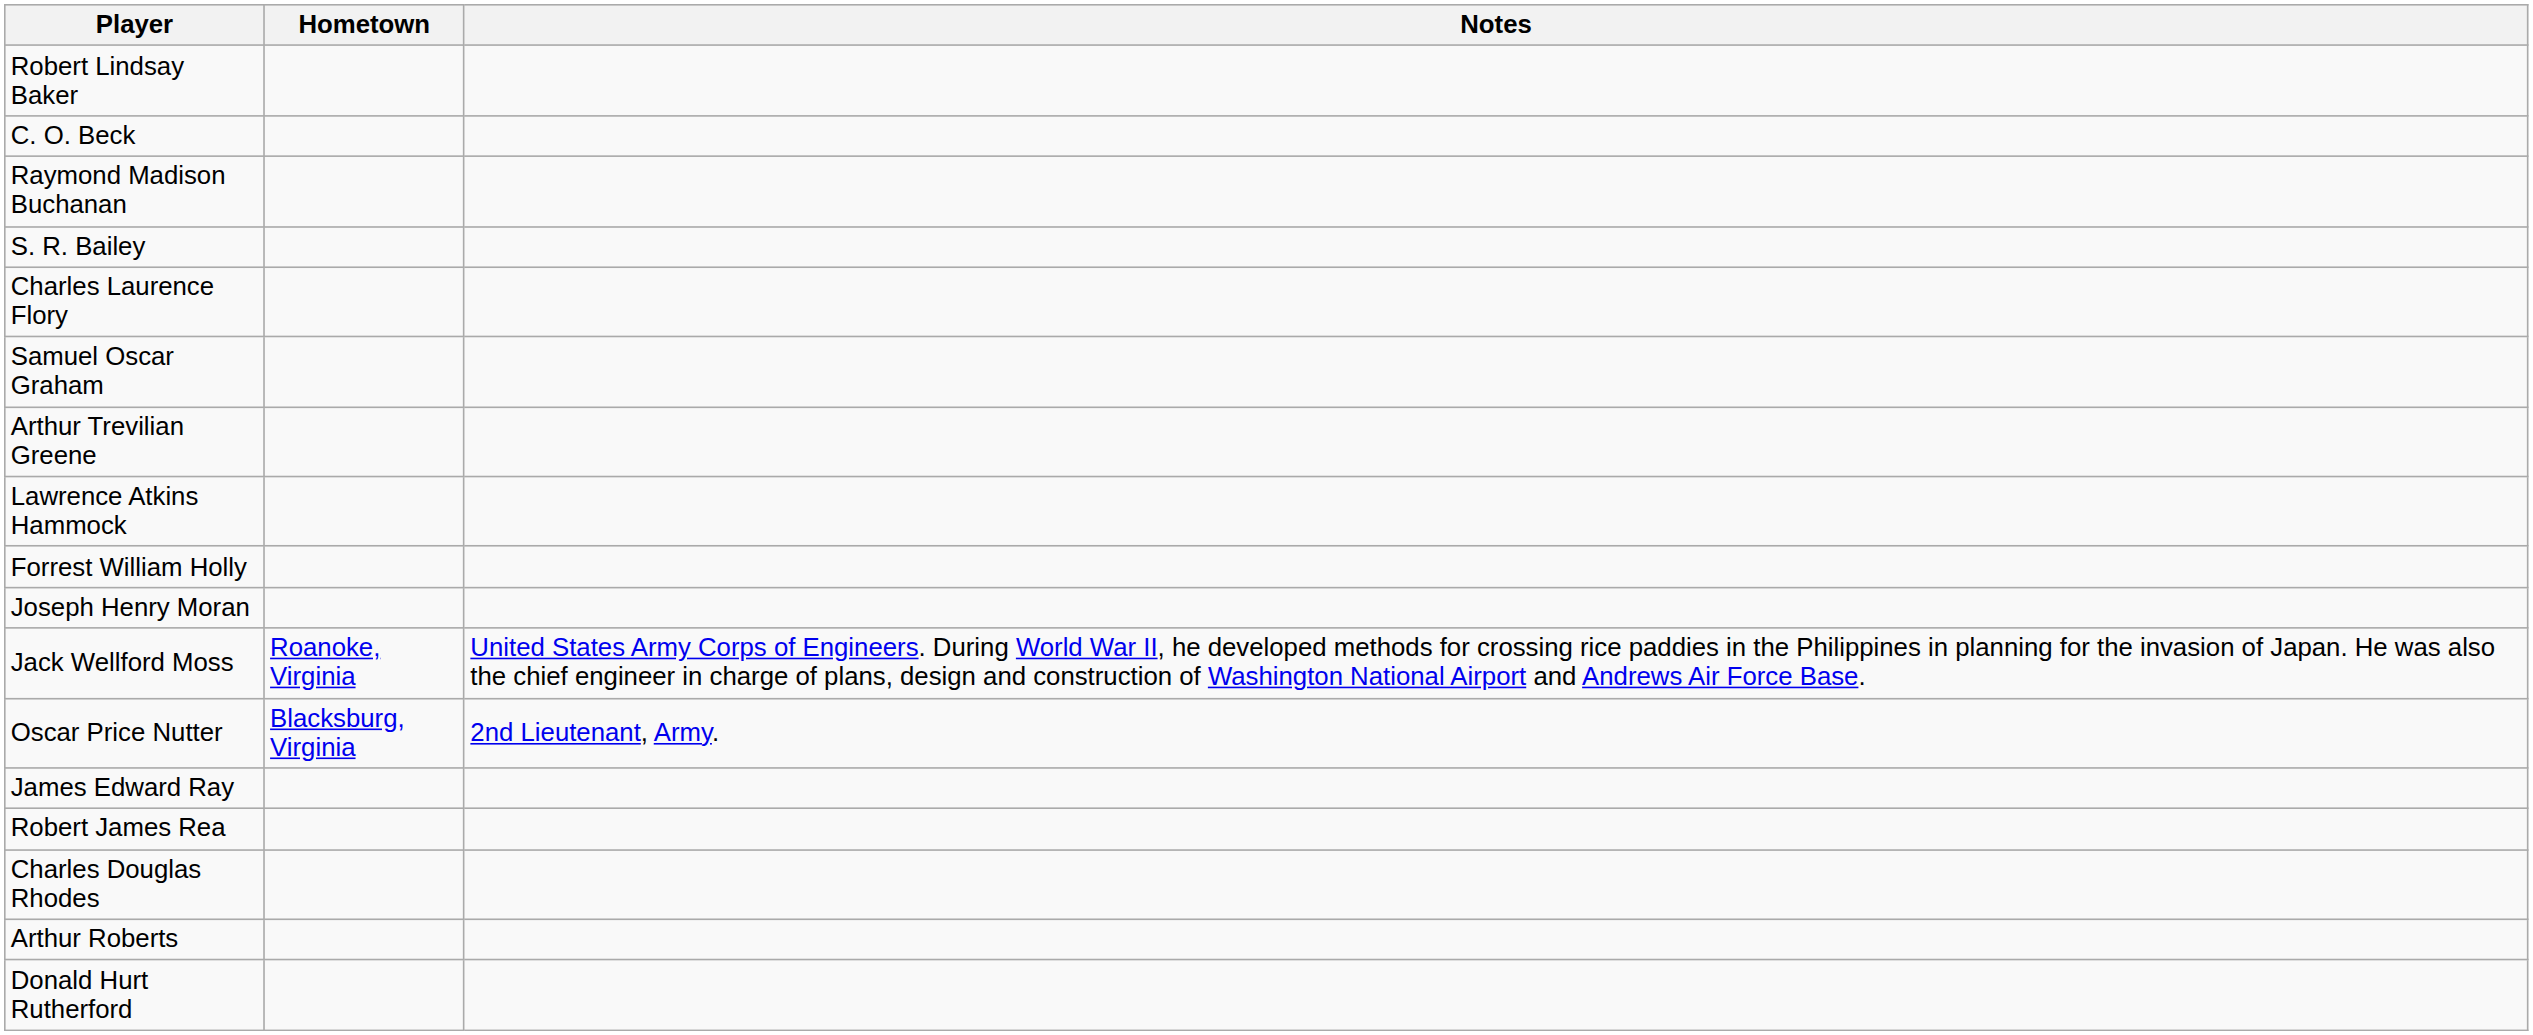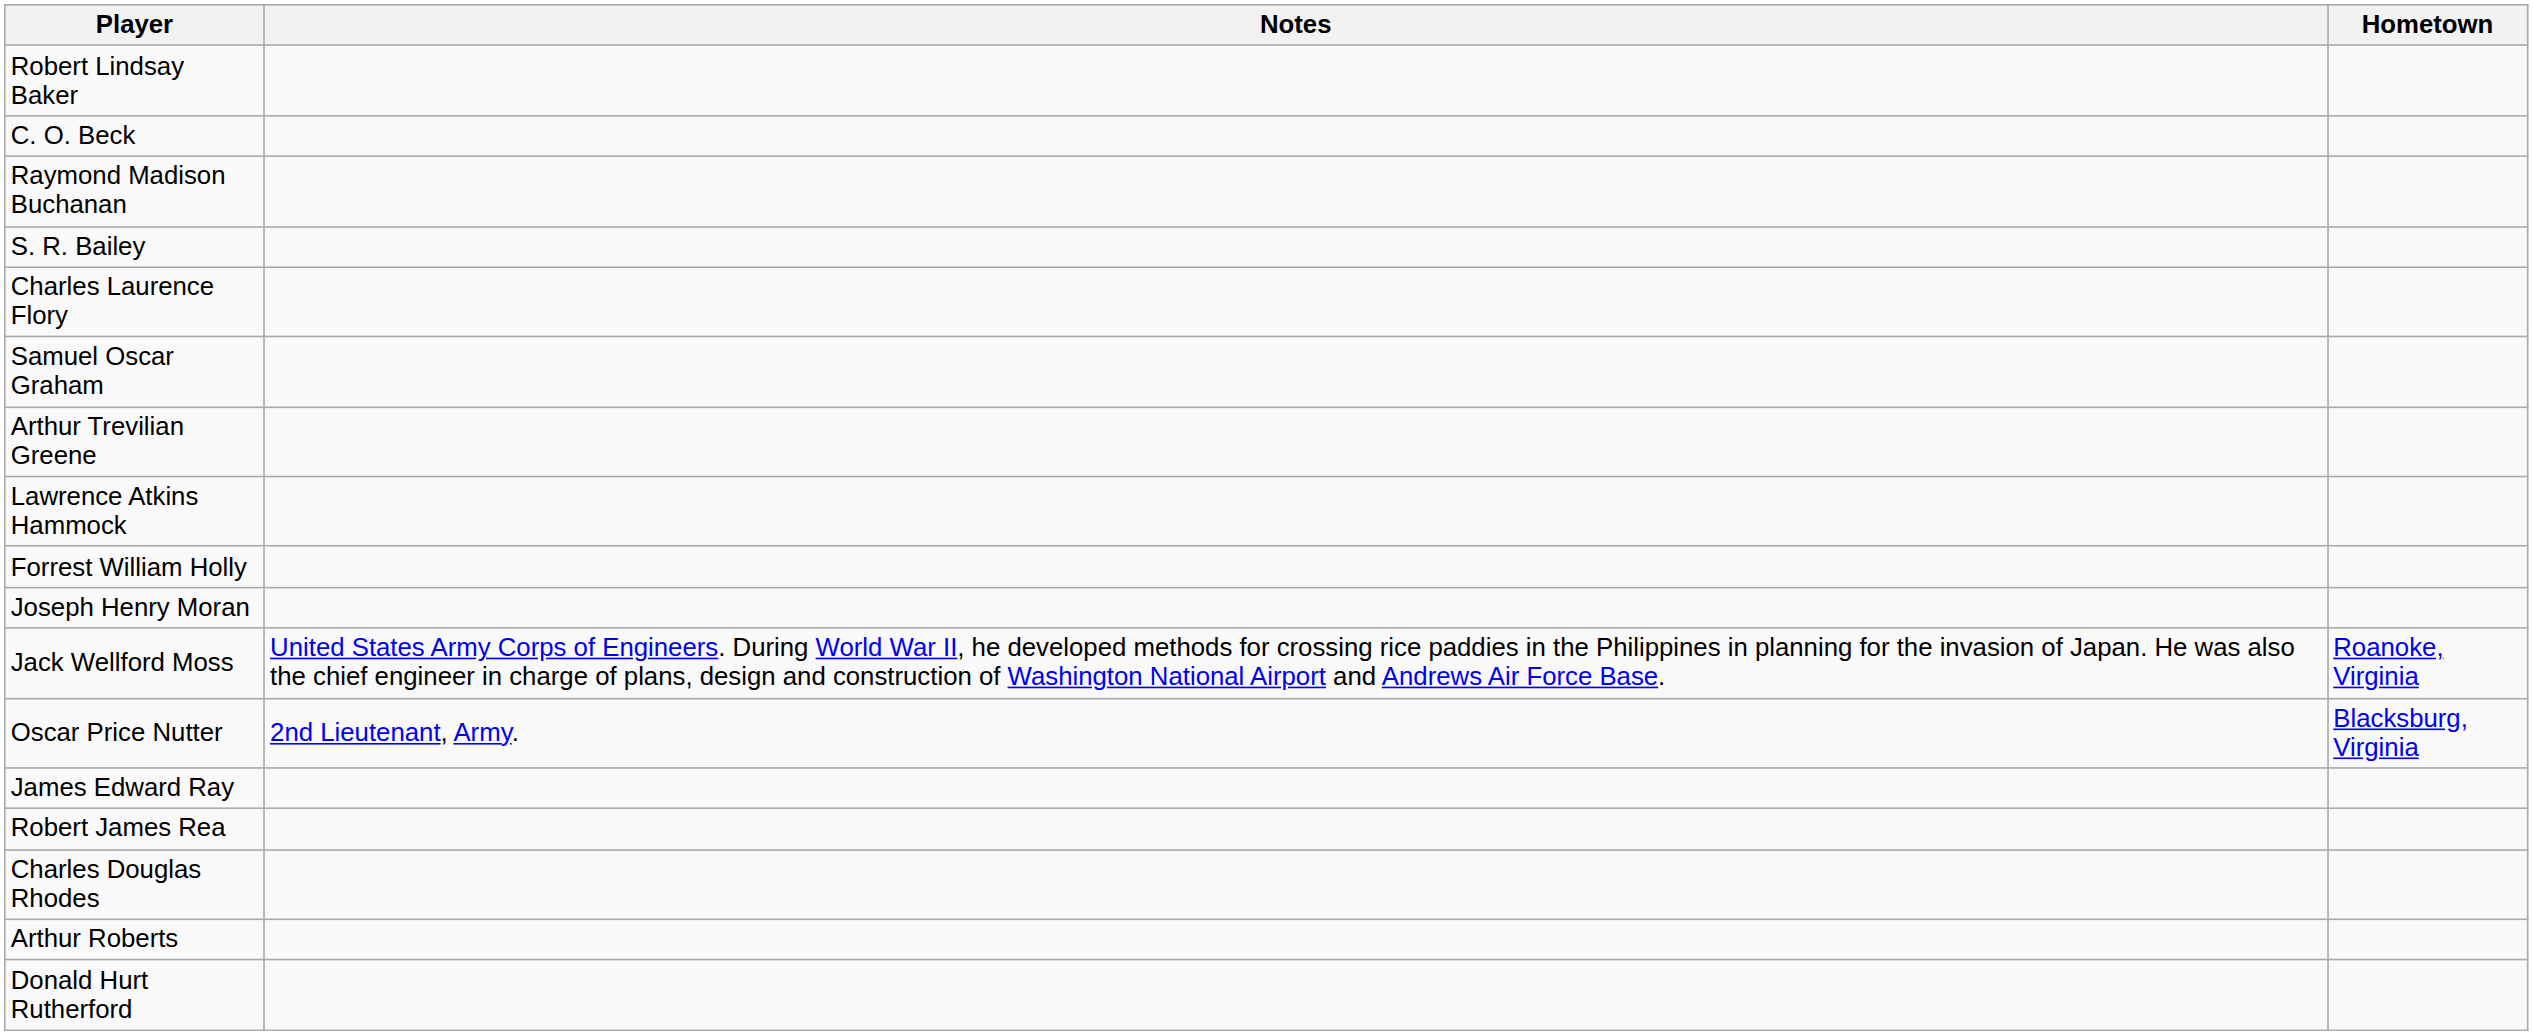columns swapped: (364, 24) <-> (1496, 24)
